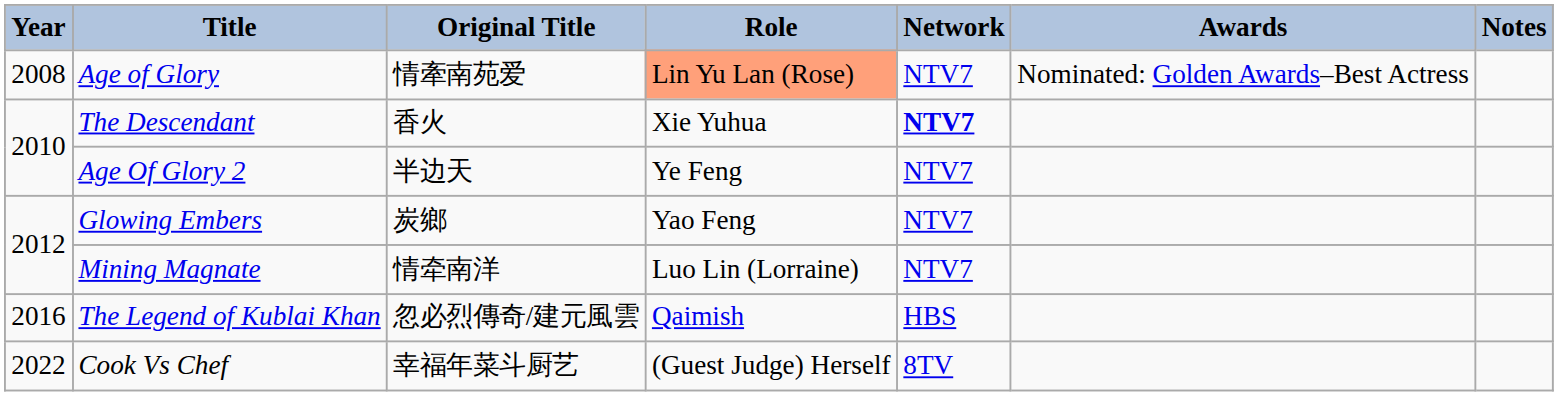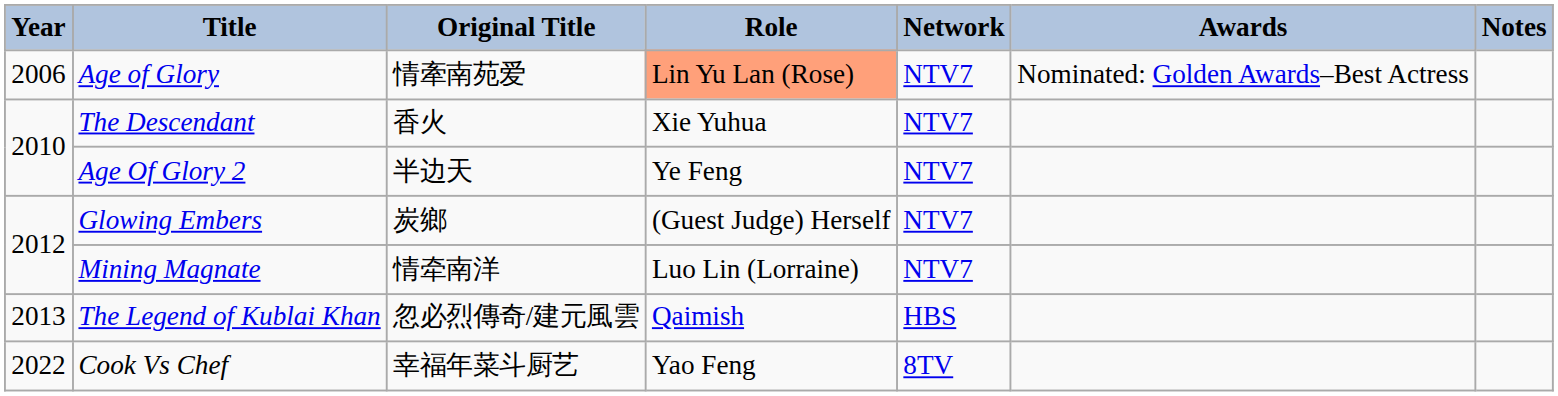(39, 74) 2008 -> (39, 74) 2006
(939, 122) bold -> (938, 122) normal
(704, 220) Yao Feng -> (771, 220) (Guest Judge) Herself
(39, 317) 2016 -> (39, 317) 2013
(771, 366) (Guest Judge) Herself -> (704, 366) Yao Feng
